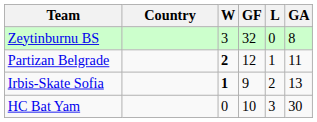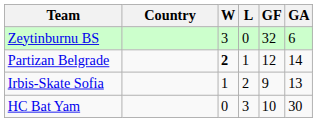columns swapped: (275, 15) <-> (252, 15)
(292, 38) 8 -> (292, 38) 6
(295, 60) 11 -> (295, 60) 14
(225, 83) bold -> (225, 83) normal
